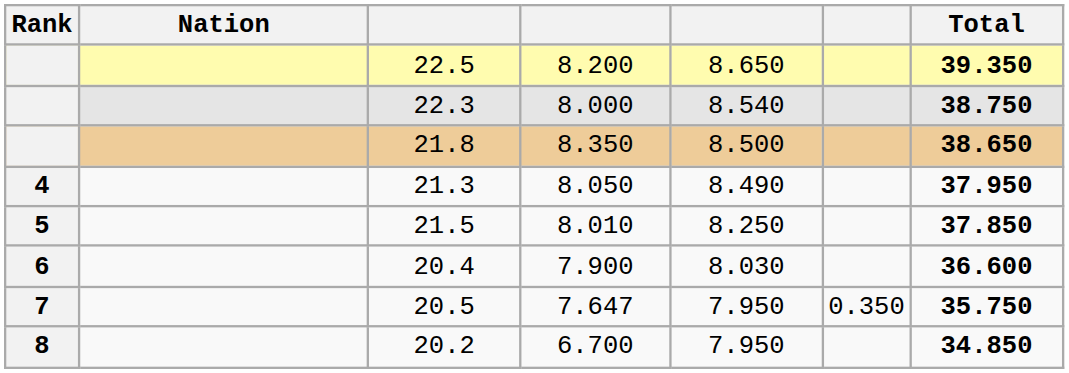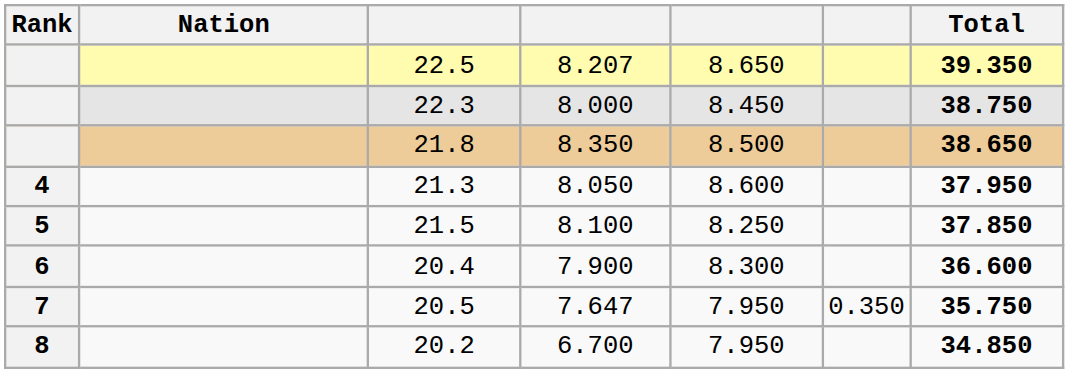(595, 66) 8.200 -> (595, 66) 8.207
(746, 106) 8.540 -> (746, 106) 8.450
(746, 186) 8.490 -> (746, 186) 8.600
(595, 226) 8.010 -> (595, 226) 8.100
(746, 267) 8.030 -> (746, 267) 8.300
